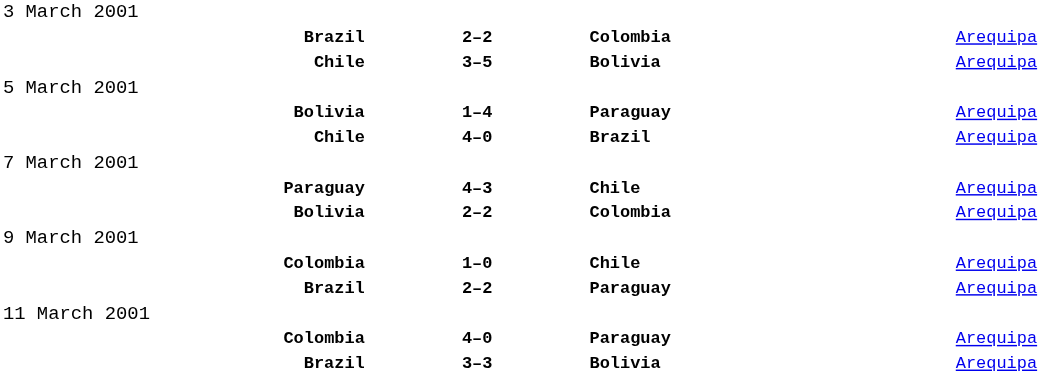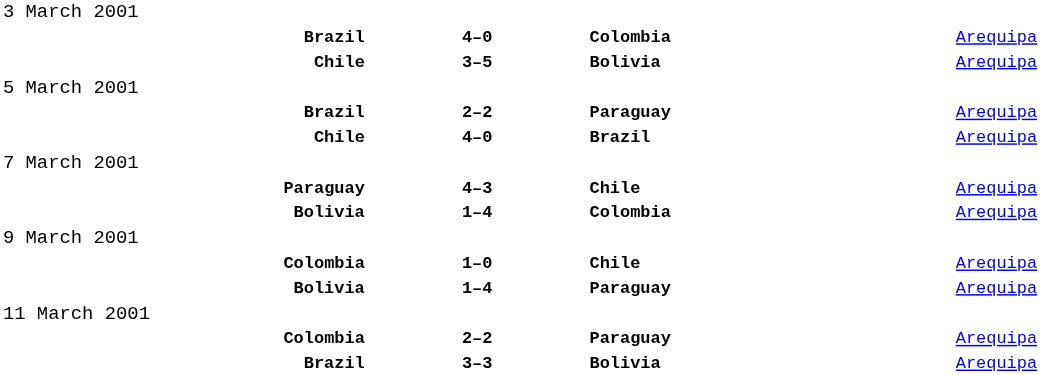(477, 38) 2–2 -> (477, 38) 4–0
rows swapped: (329, 113) <-> (334, 288)
(477, 213) 2–2 -> (477, 213) 1–4
(477, 339) 4–0 -> (477, 339) 2–2
